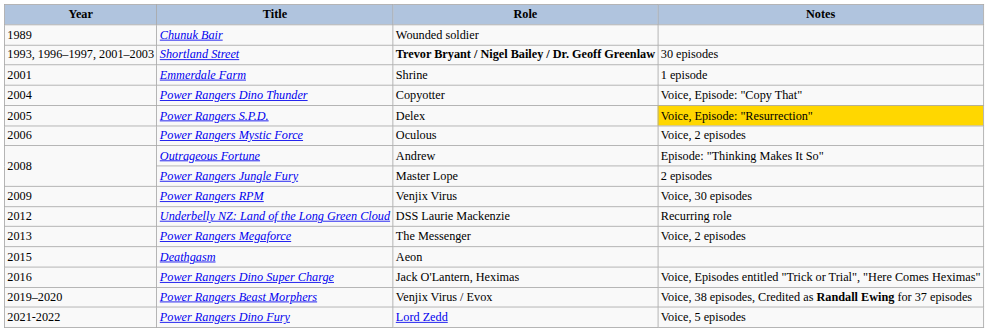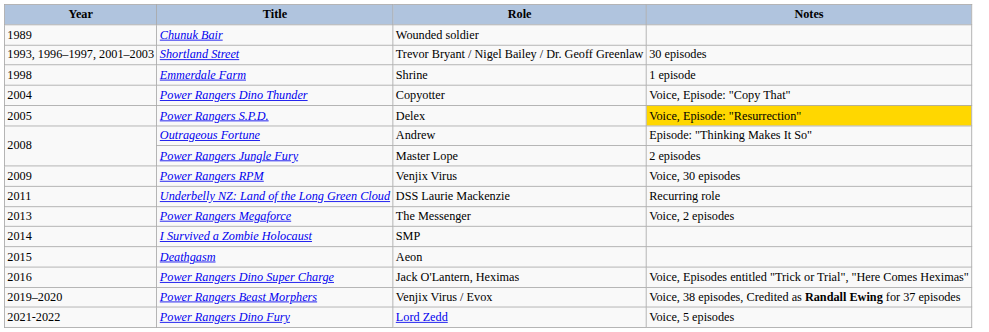(525, 55) bold -> (520, 55) normal
(20, 75) 2001 -> (20, 75) 1998
- row: (231, 136)
(20, 216) 2012 -> (19, 196) 2011
+ row: (236, 237)
